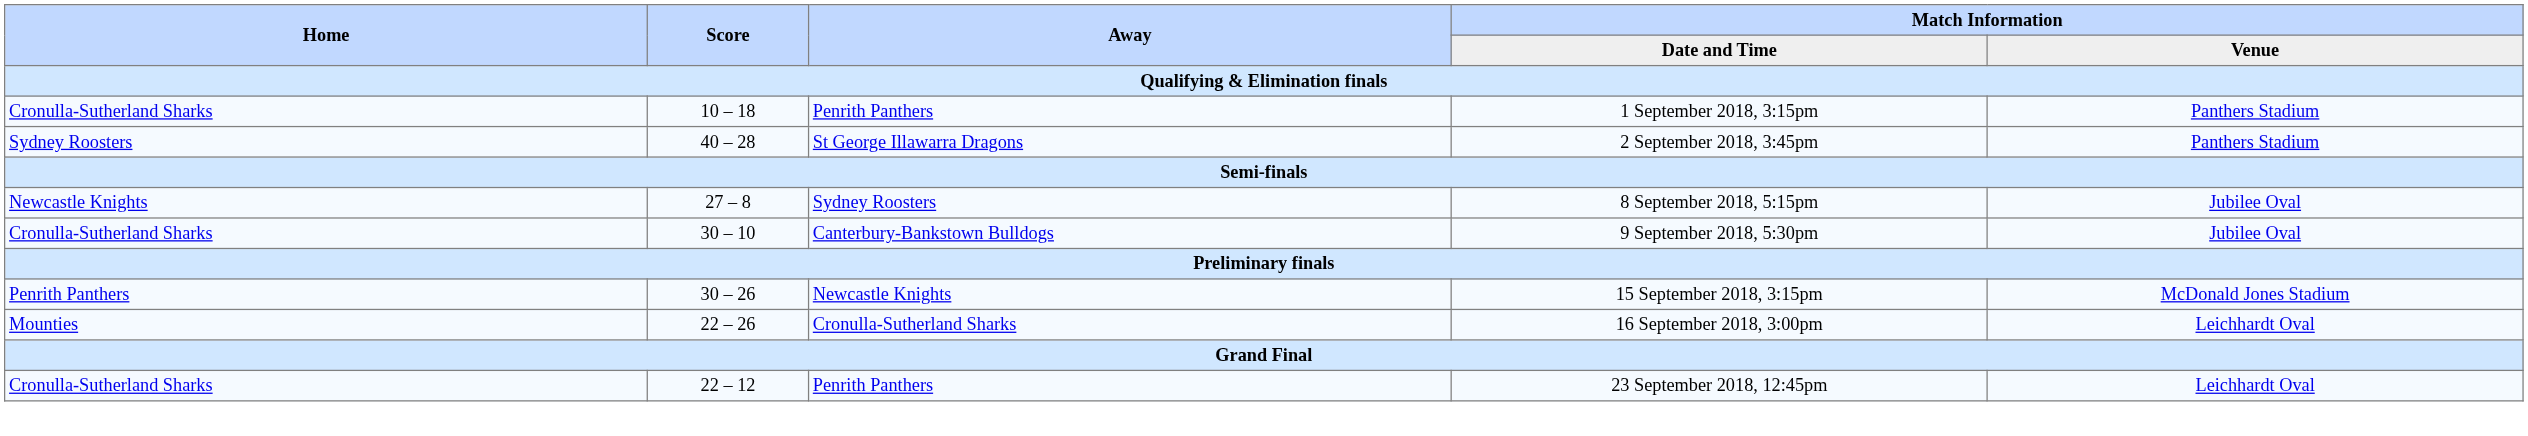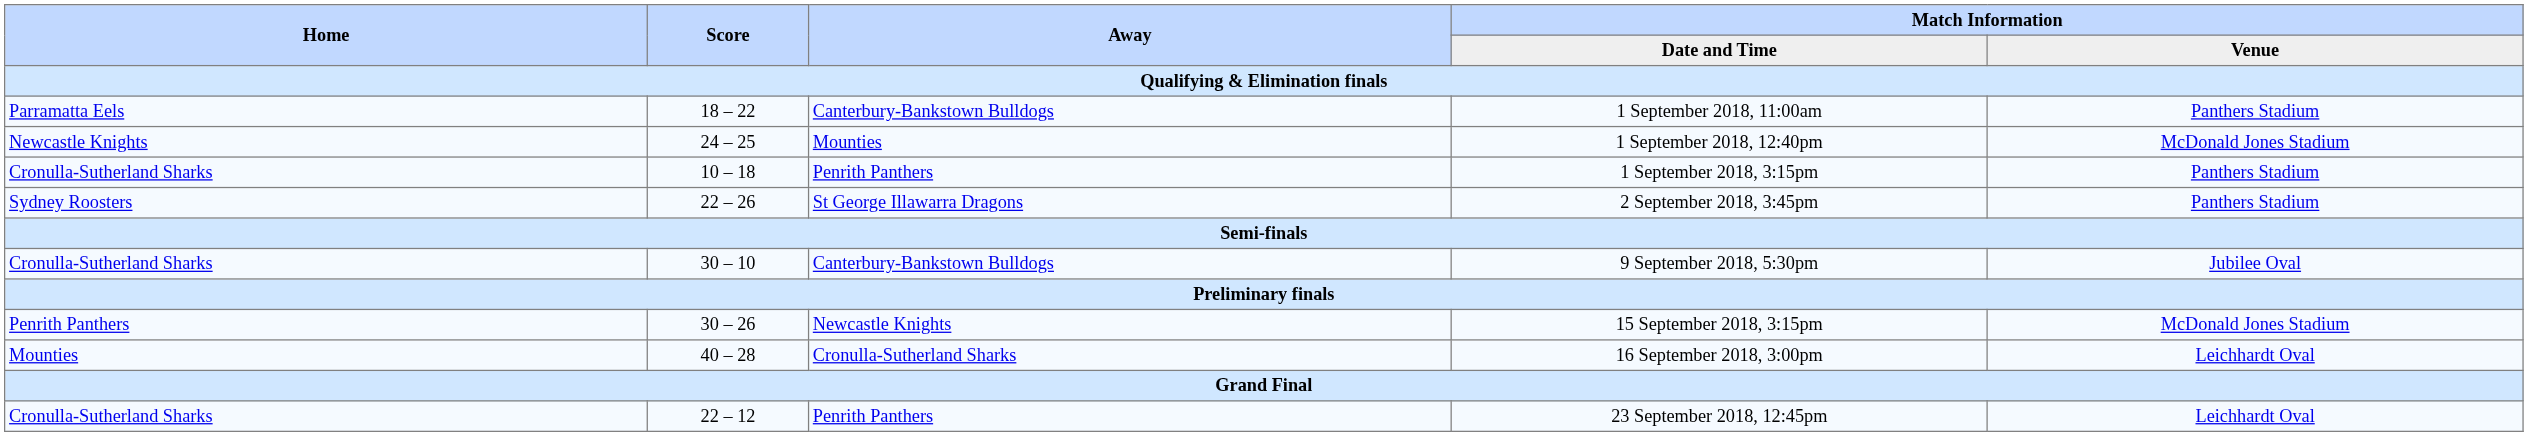+ row: (1719, 111)
+ row: (1719, 141)
(728, 141) 40 – 28 -> (728, 202) 22 – 26
- row: (1719, 202)
(728, 324) 22 – 26 -> (728, 355) 40 – 28
